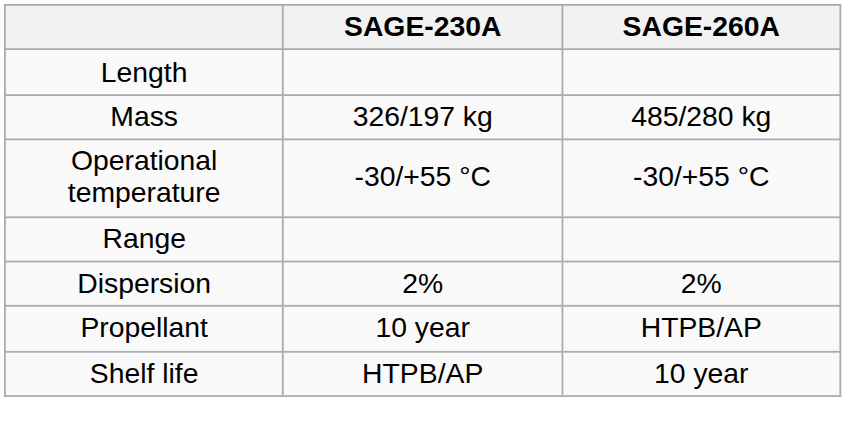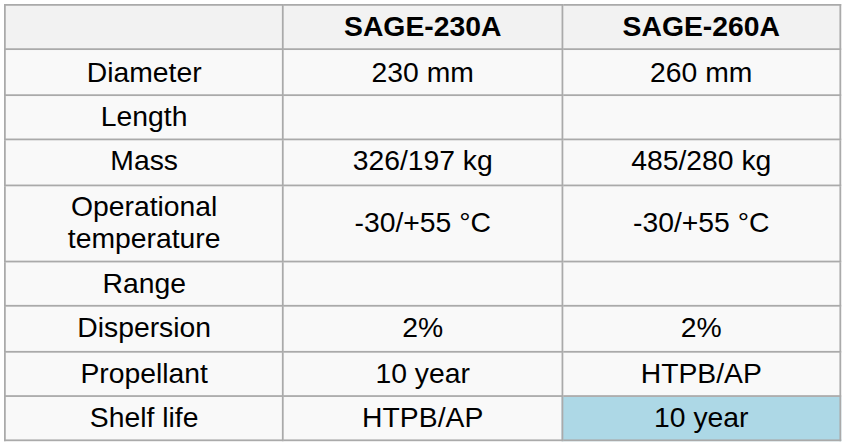+ row: (144, 71)
(701, 373) no background -> (701, 418) lightblue background
